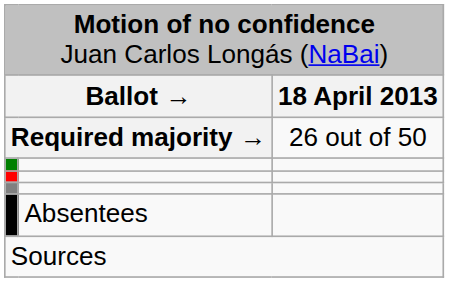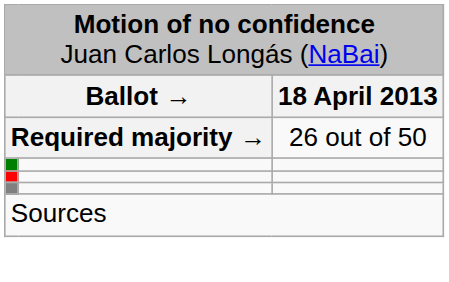- row: (12, 215)
